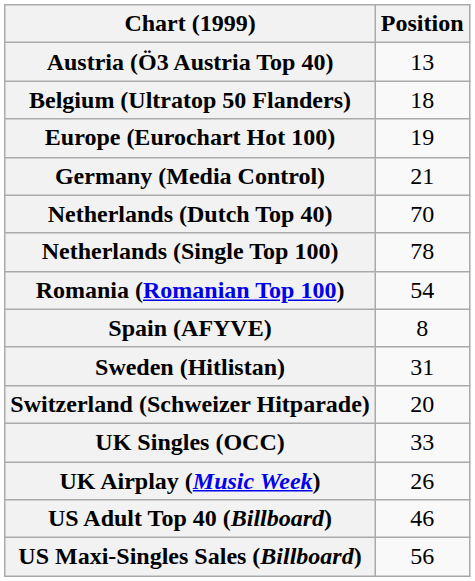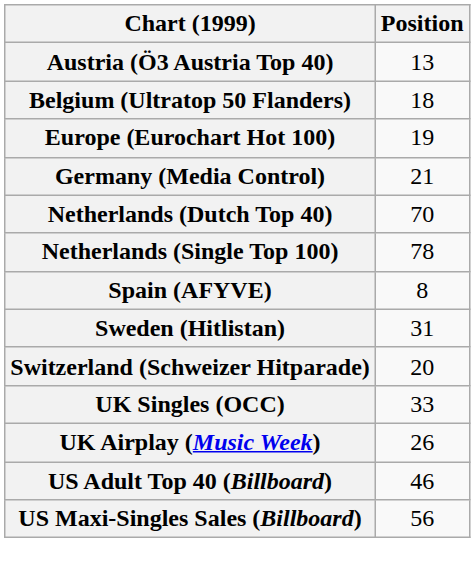- row: (190, 289)
